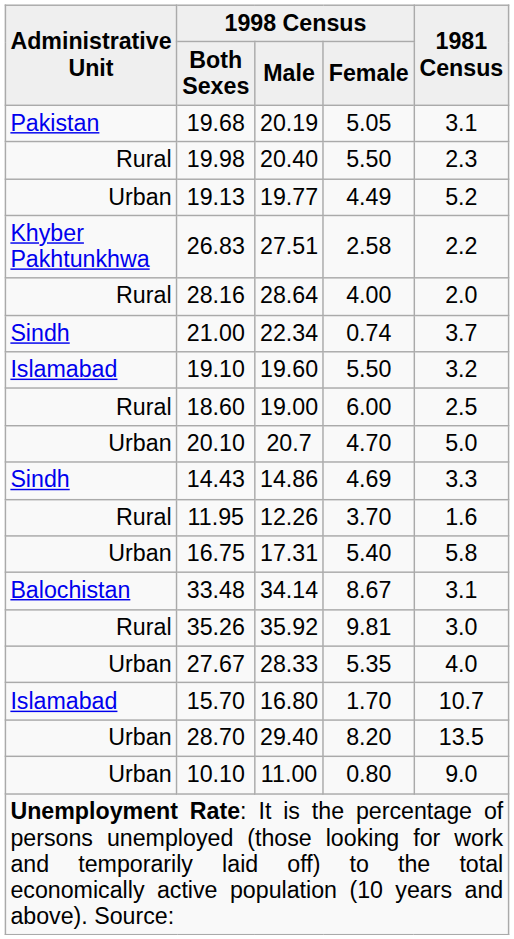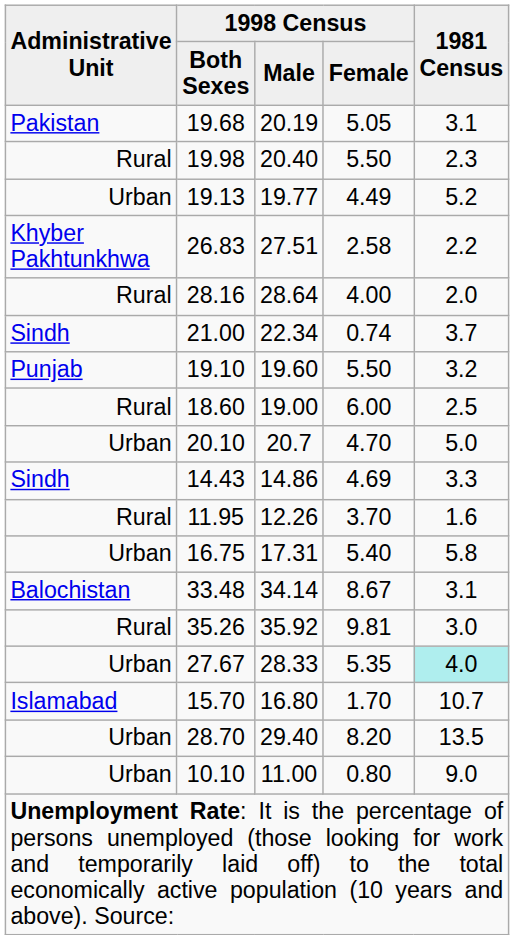(64, 369) Islamabad -> (47, 369) Punjab
(461, 664) no background -> (461, 664) paleturquoise background
